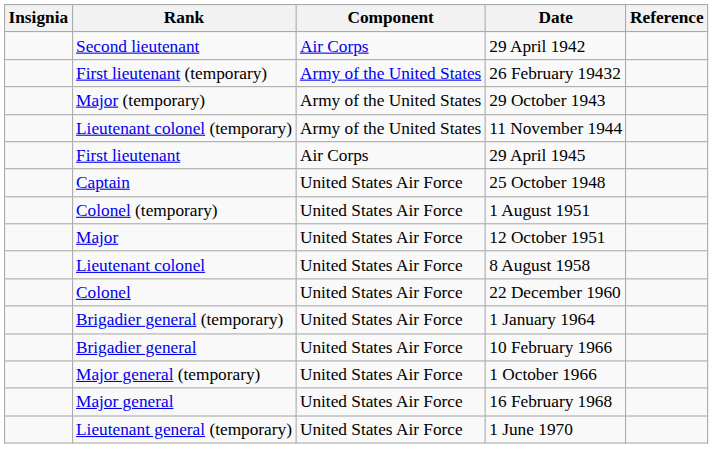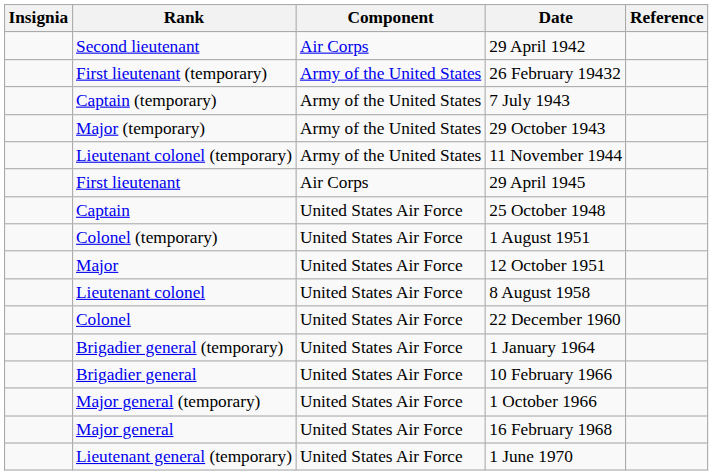+ row: (146, 100)
